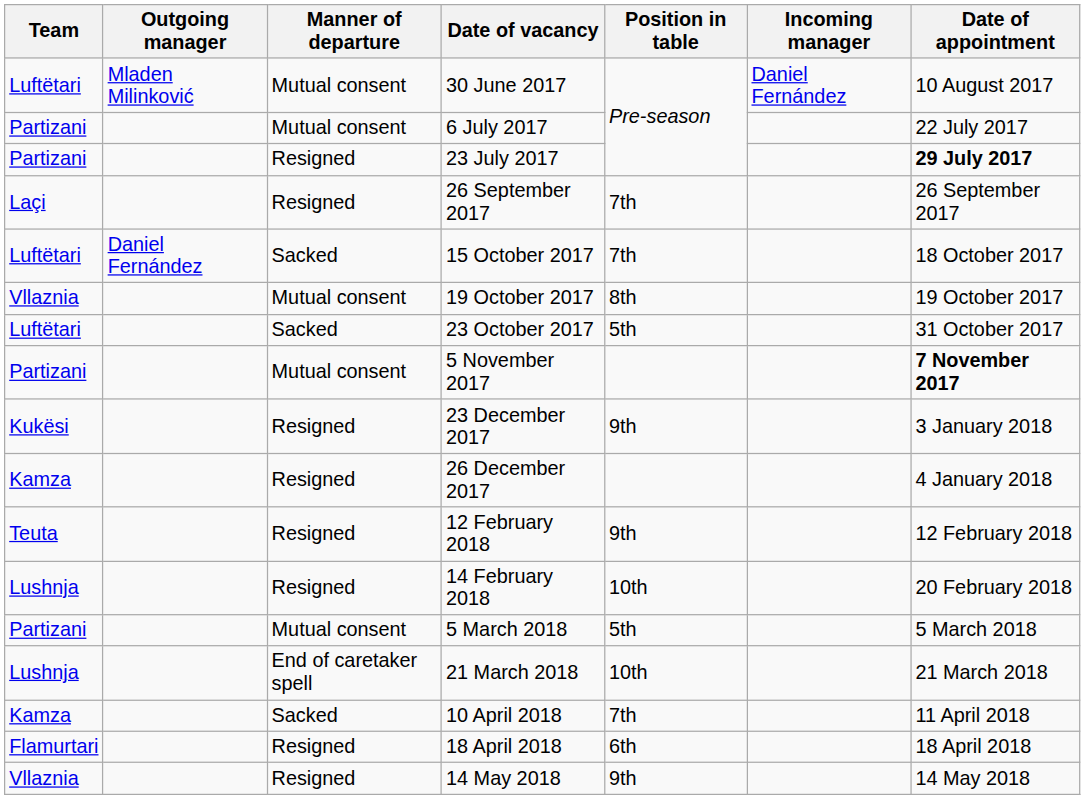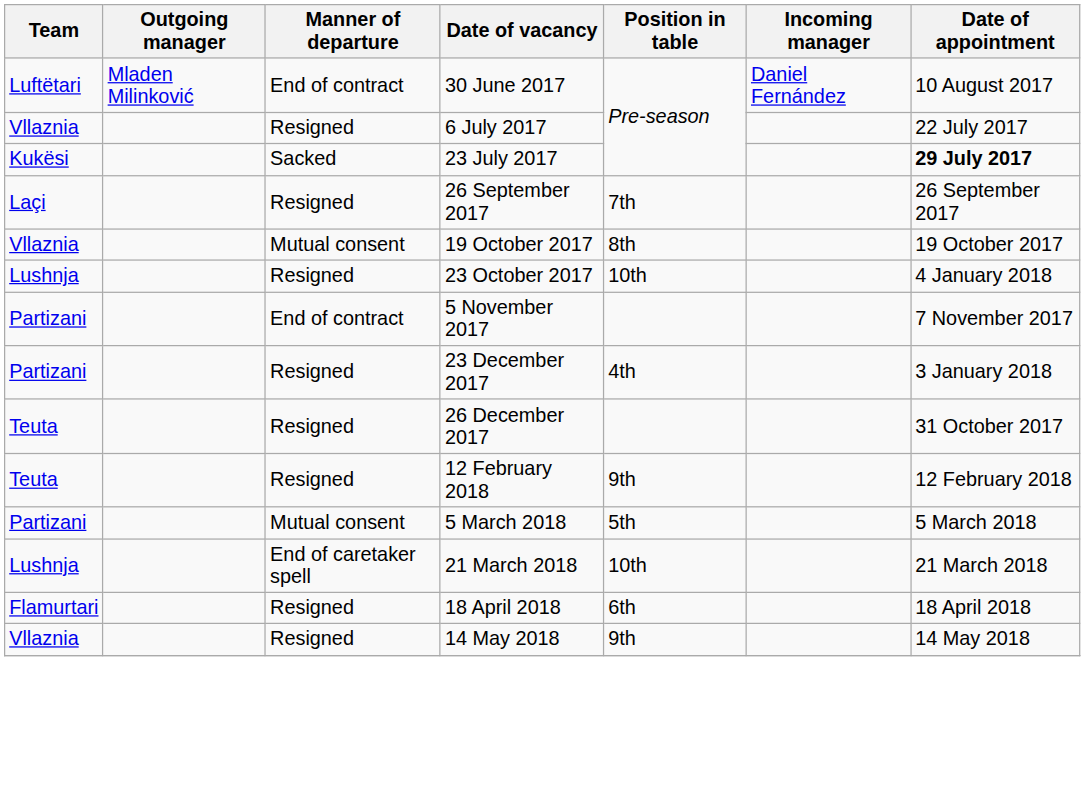(339, 85) Mutual consent -> (337, 85) End of contract
(48, 127) Partizani -> (44, 127) Vllaznia
(339, 127) Mutual consent -> (312, 127) Resigned
(48, 159) Partizani -> (39, 159) Kukësi
(313, 159) Resigned -> (303, 159) Sacked
- row: (520, 255)
(45, 329) Luftëtari -> (44, 275) Lushnja
(305, 329) Sacked -> (312, 275) Resigned
(623, 329) 5th -> (627, 275) 10th
(989, 329) 31 October 2017 -> (984, 275) 4 January 2018
(339, 372) Mutual consent -> (337, 318) End of contract
(972, 372) bold -> (994, 318) normal
(39, 426) Kukësi -> (48, 372) Partizani
(623, 426) 9th -> (622, 372) 4th
(40, 479) Kamza -> (33, 426) Teuta
(984, 479) 4 January 2018 -> (989, 426) 31 October 2017
- row: (500, 587)
- row: (504, 715)
